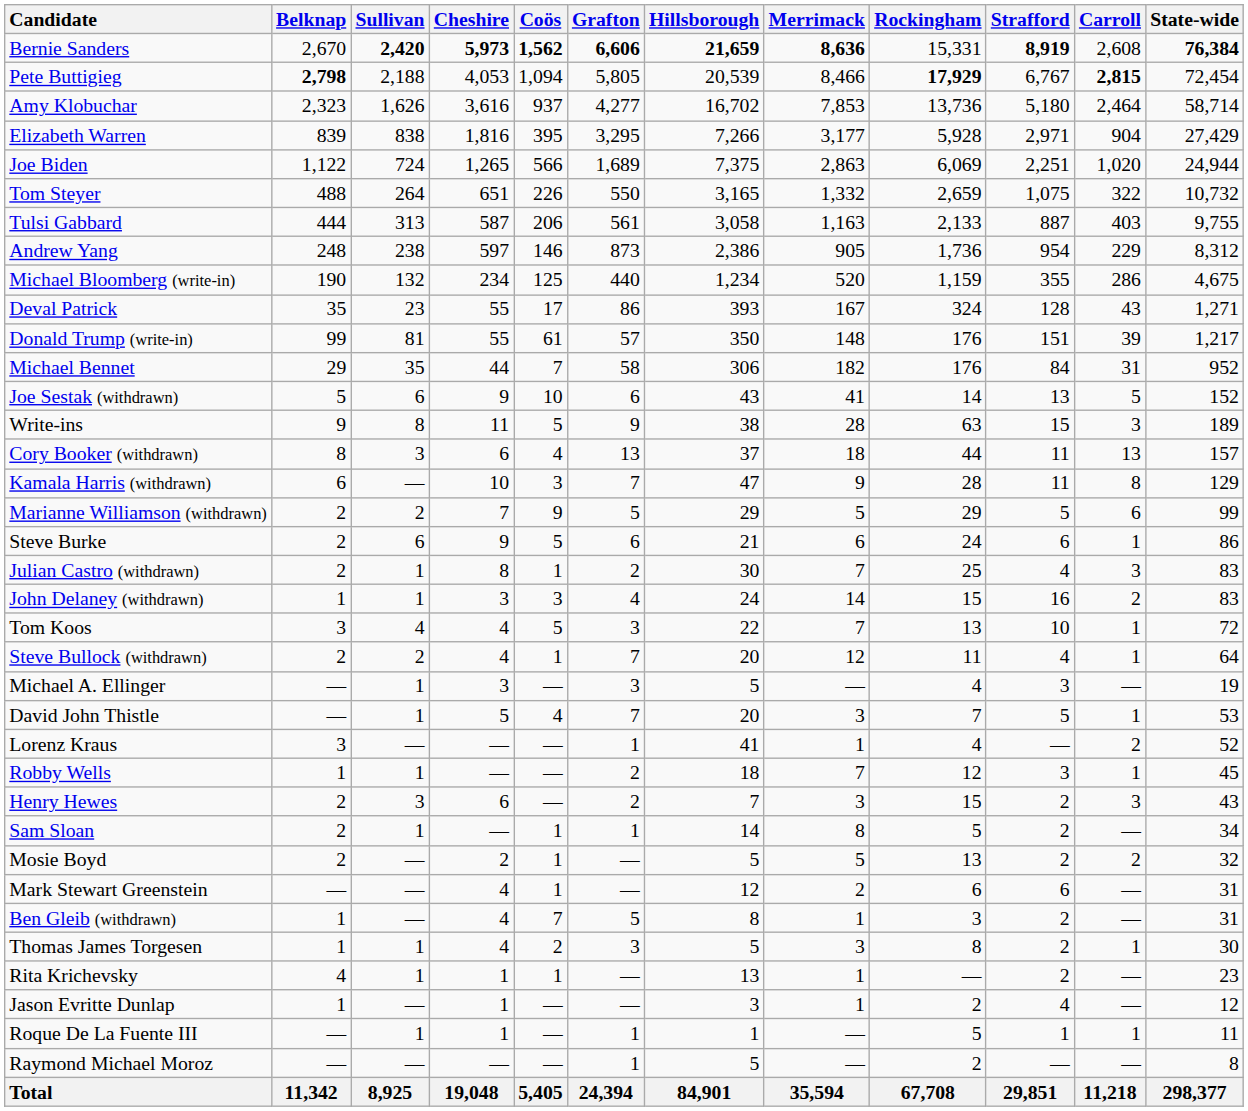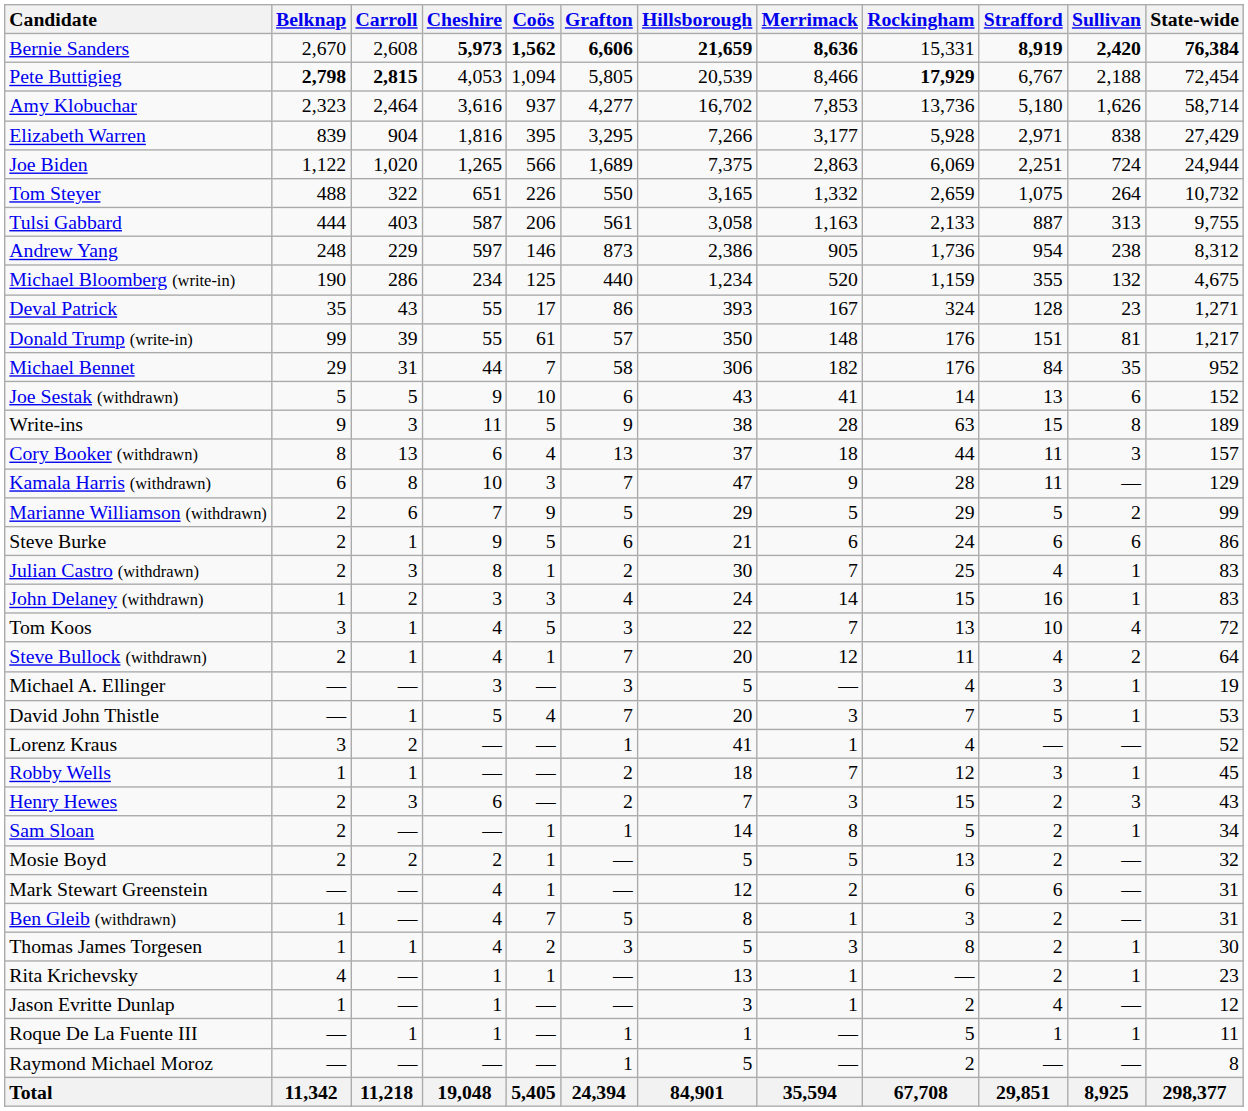columns swapped: (1110, 19) <-> (390, 19)
